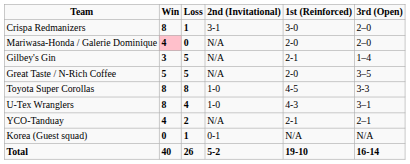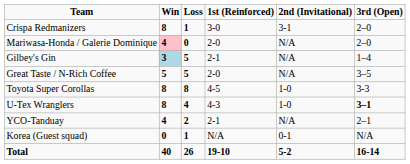columns swapped: (319, 12) <-> (244, 12)
(164, 58) no background -> (164, 58) lightblue background
(364, 105) normal -> (364, 105) bold
